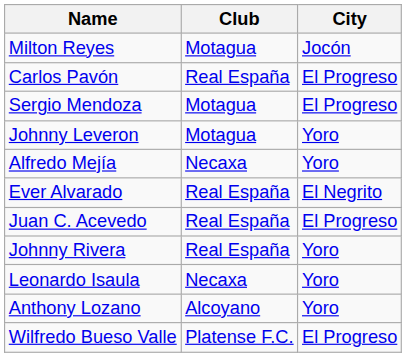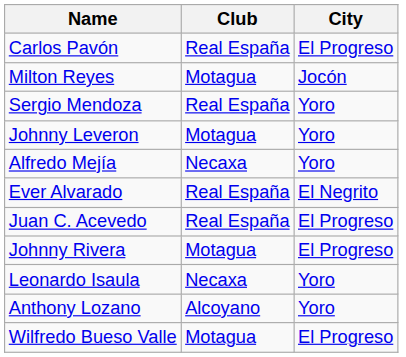rows swapped: (64, 76) <-> (61, 47)
(221, 105) Motagua -> (237, 105) Real España
(350, 105) El Progreso -> (316, 105) Yoro
(237, 250) Real España -> (221, 250) Motagua
(320, 250) Yoro -> (346, 250) El Progreso
(239, 337) Platense F.C. -> (221, 337) Motagua
